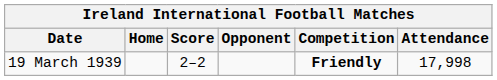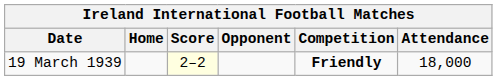(193, 64) no background -> (193, 64) lightyellow background
(445, 64) 17,998 -> (445, 64) 18,000
